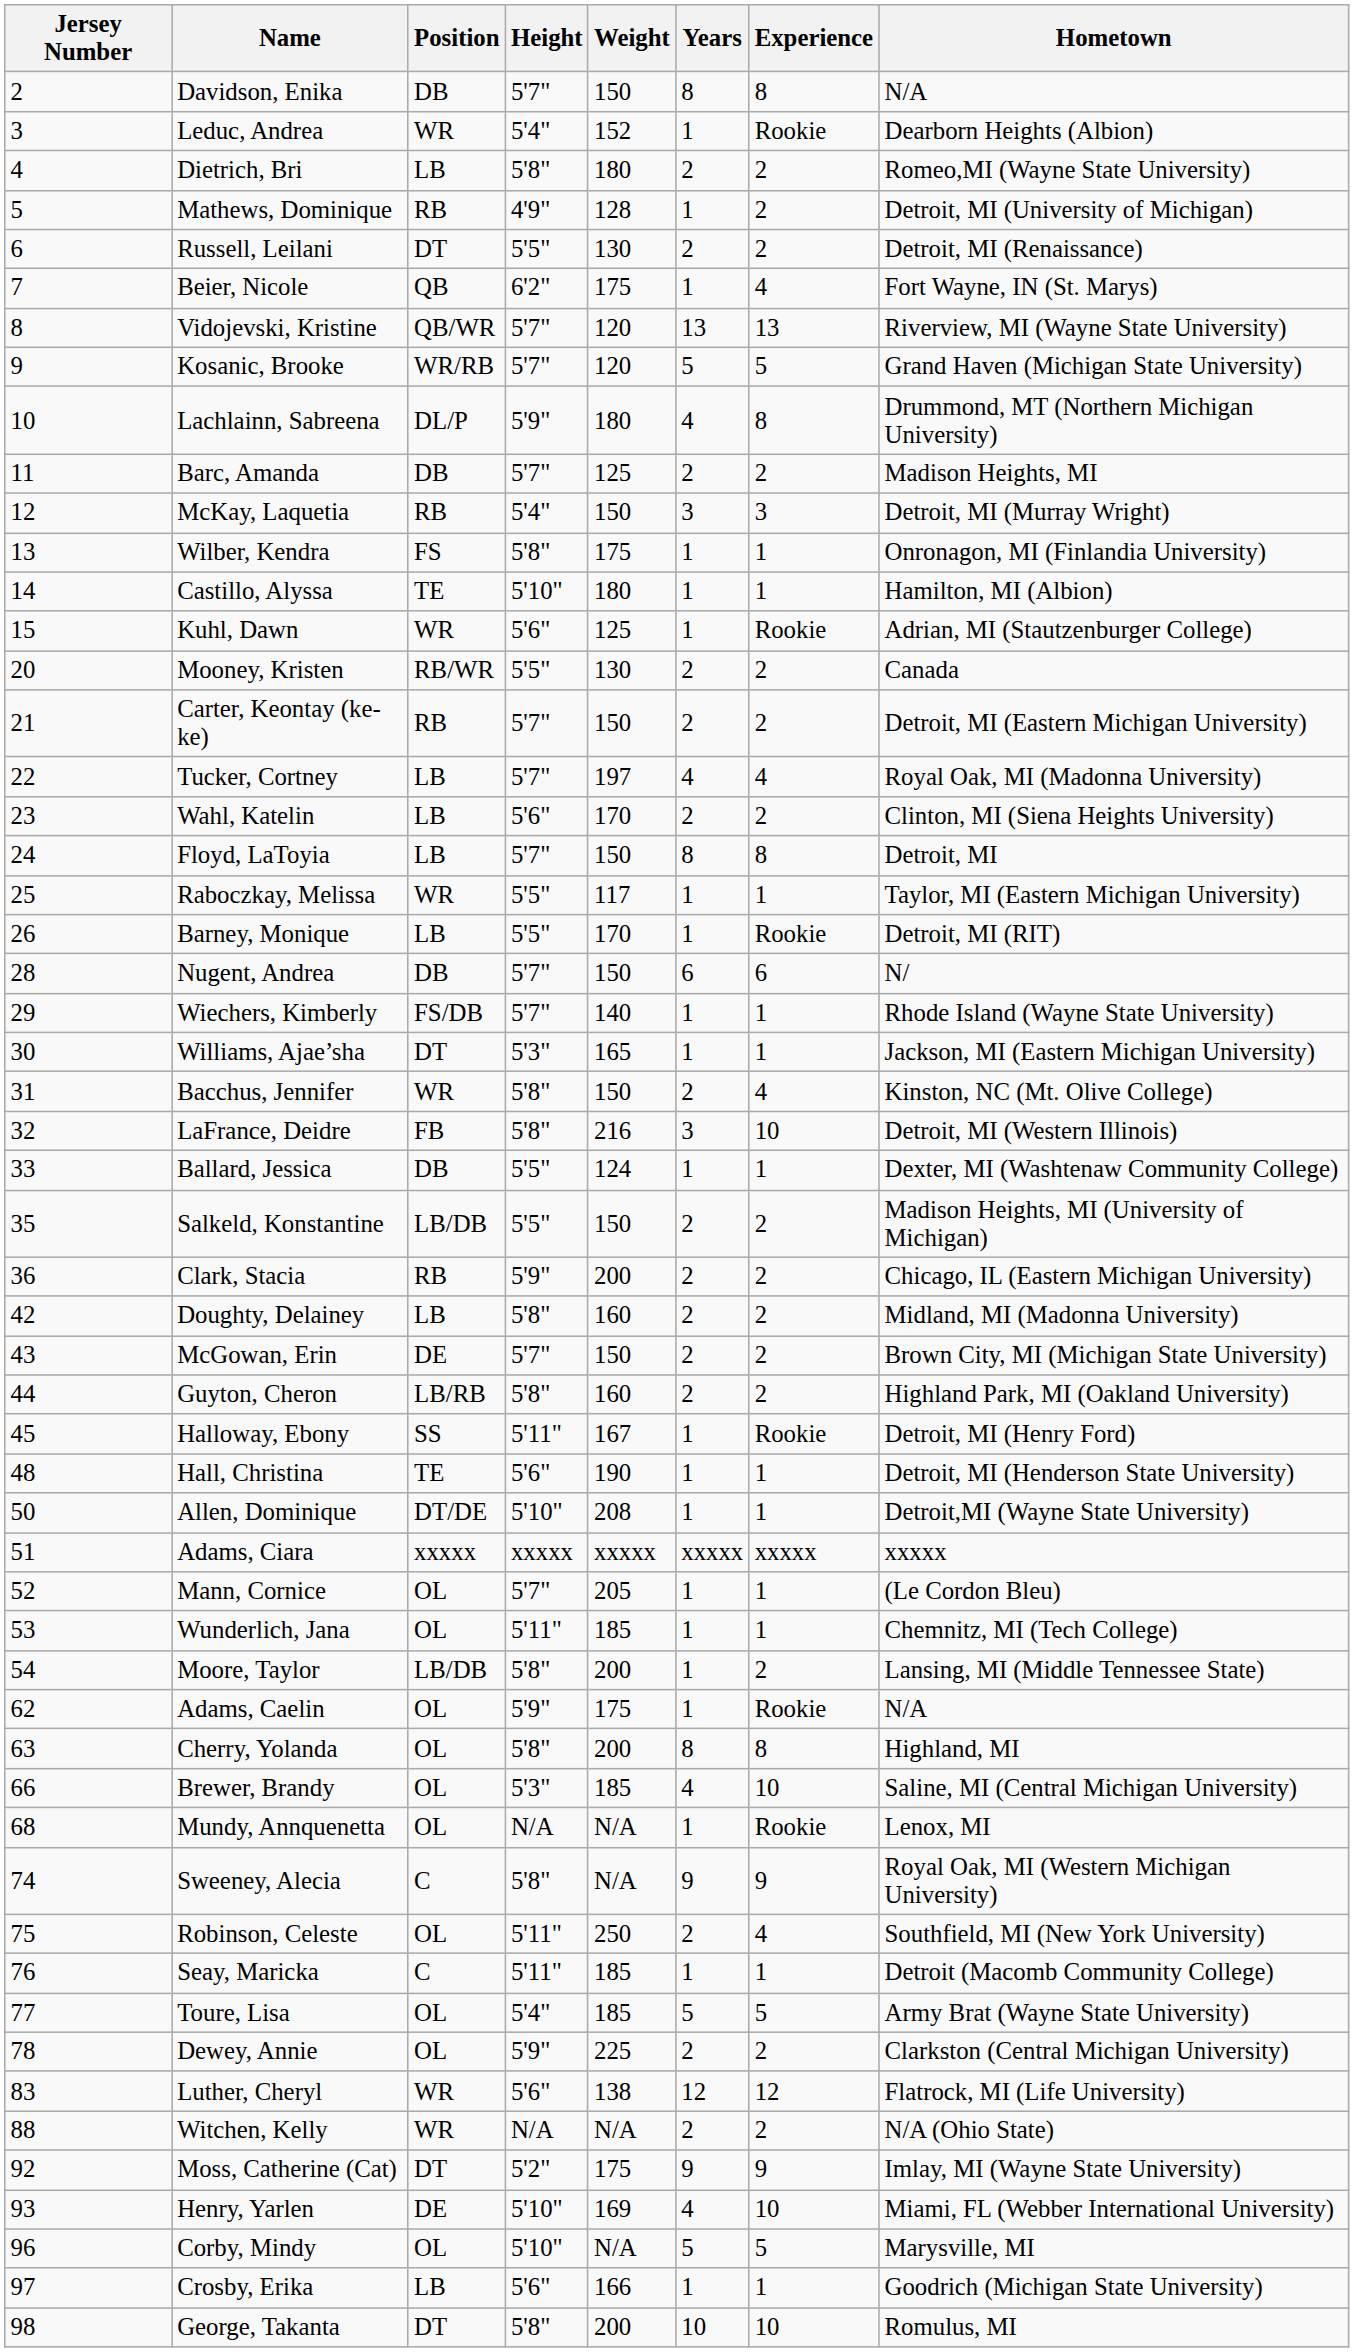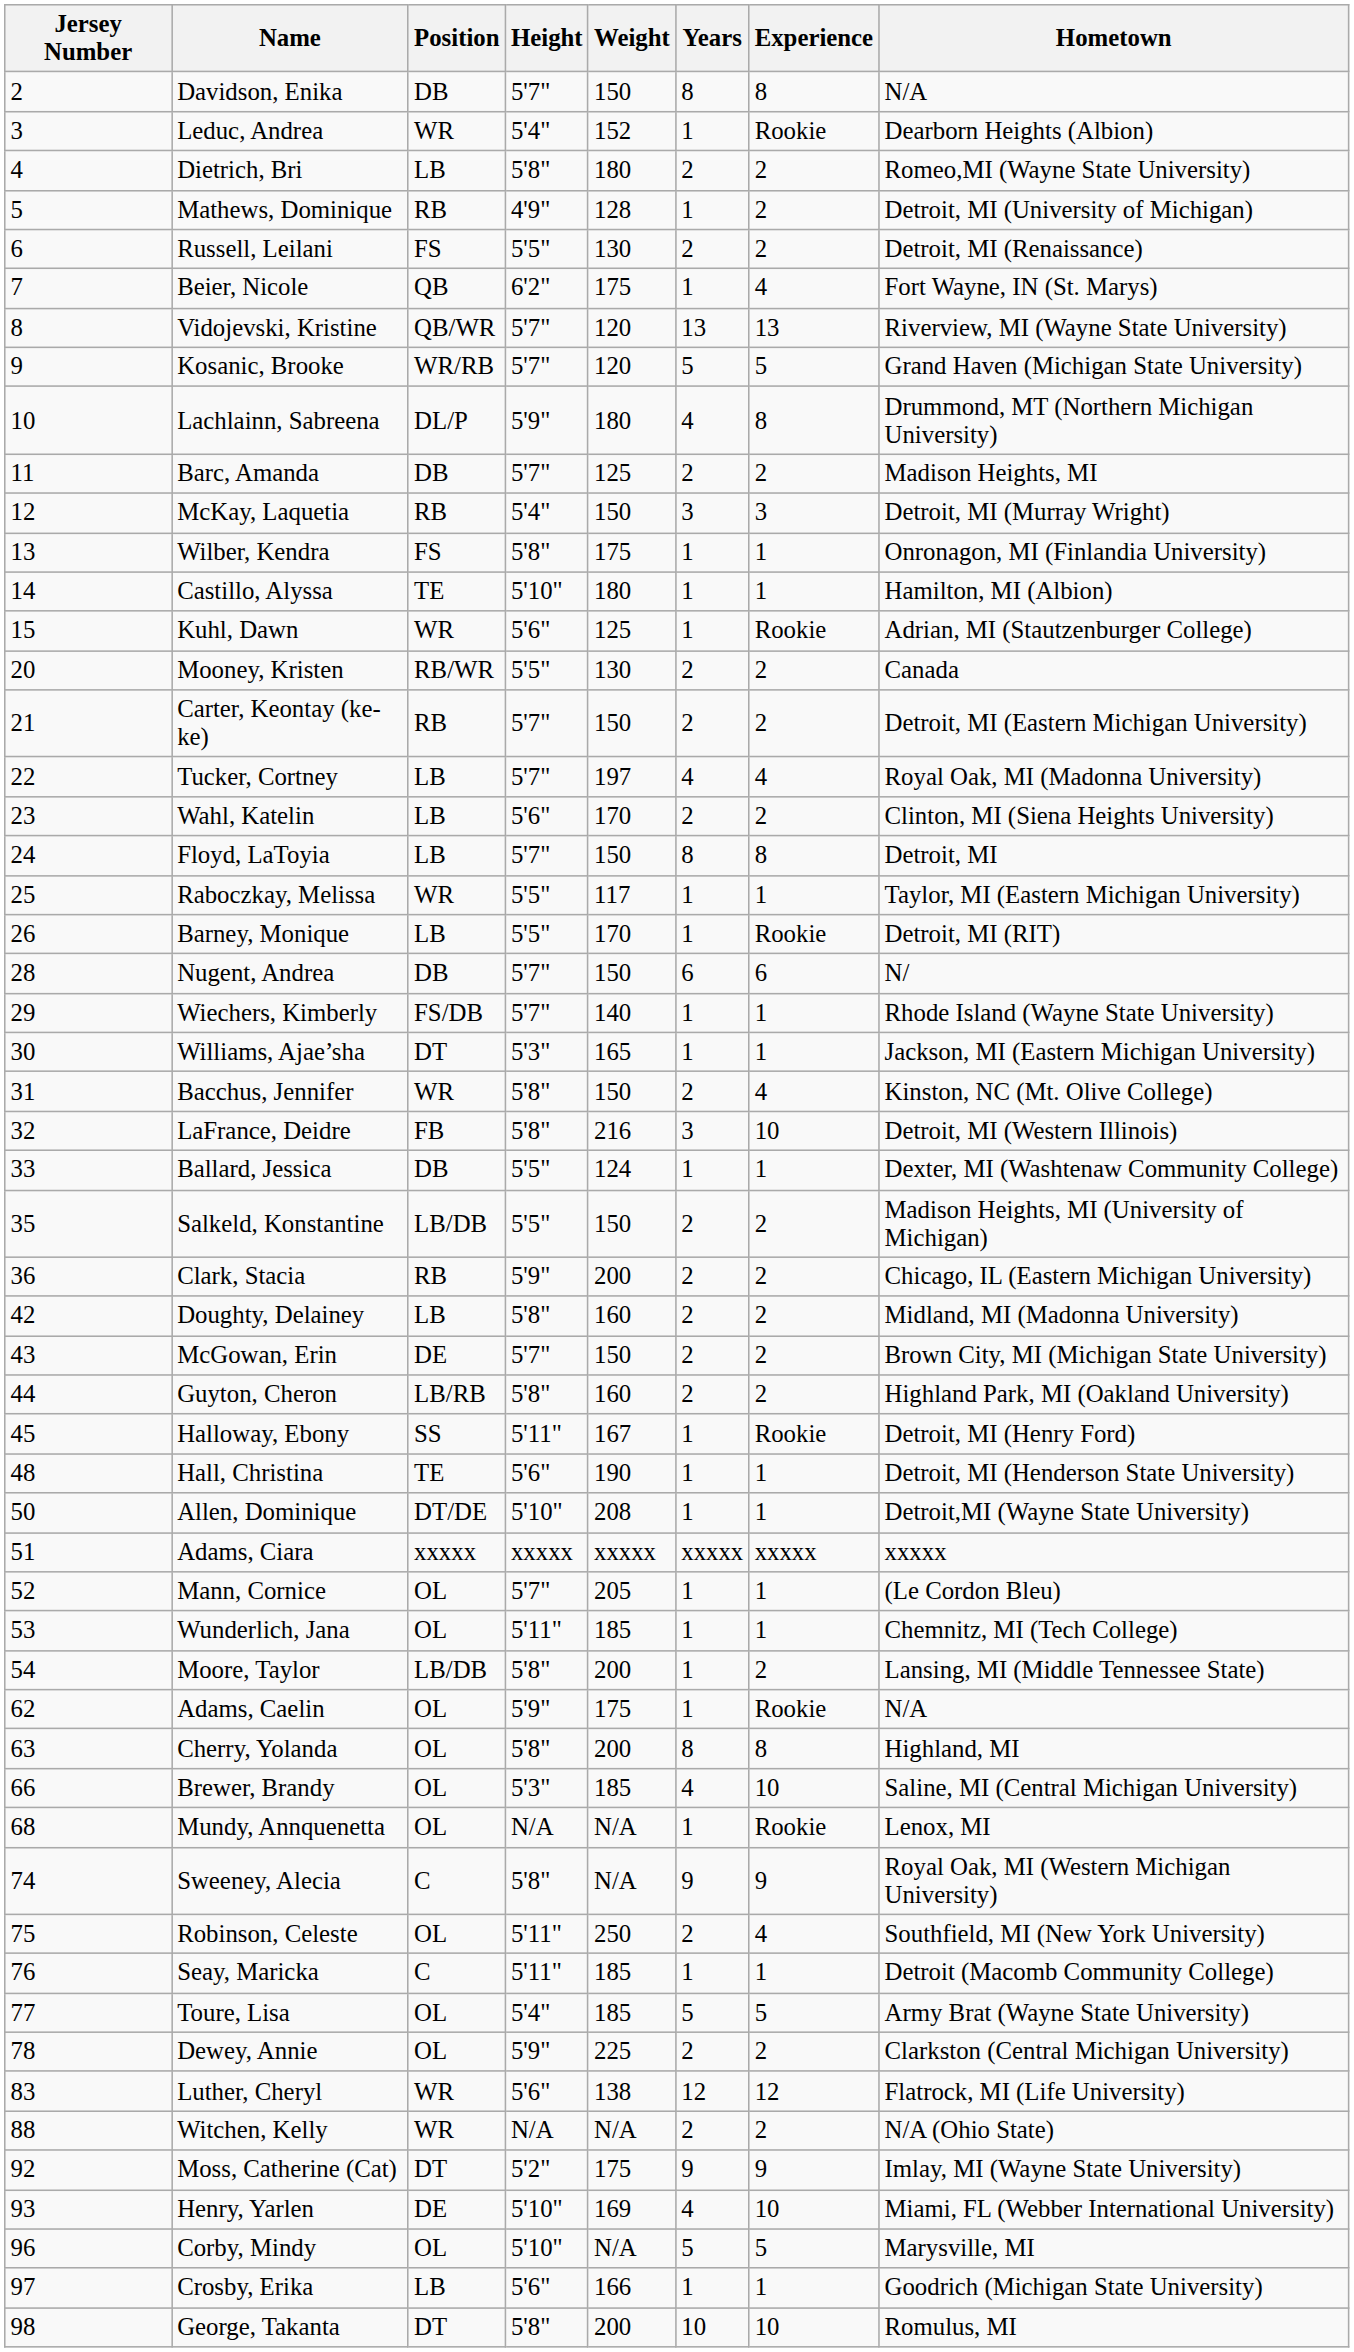(431, 248) DT -> (428, 248) FS
